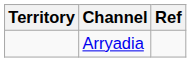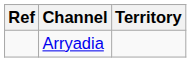columns swapped: (42, 17) <-> (168, 17)
